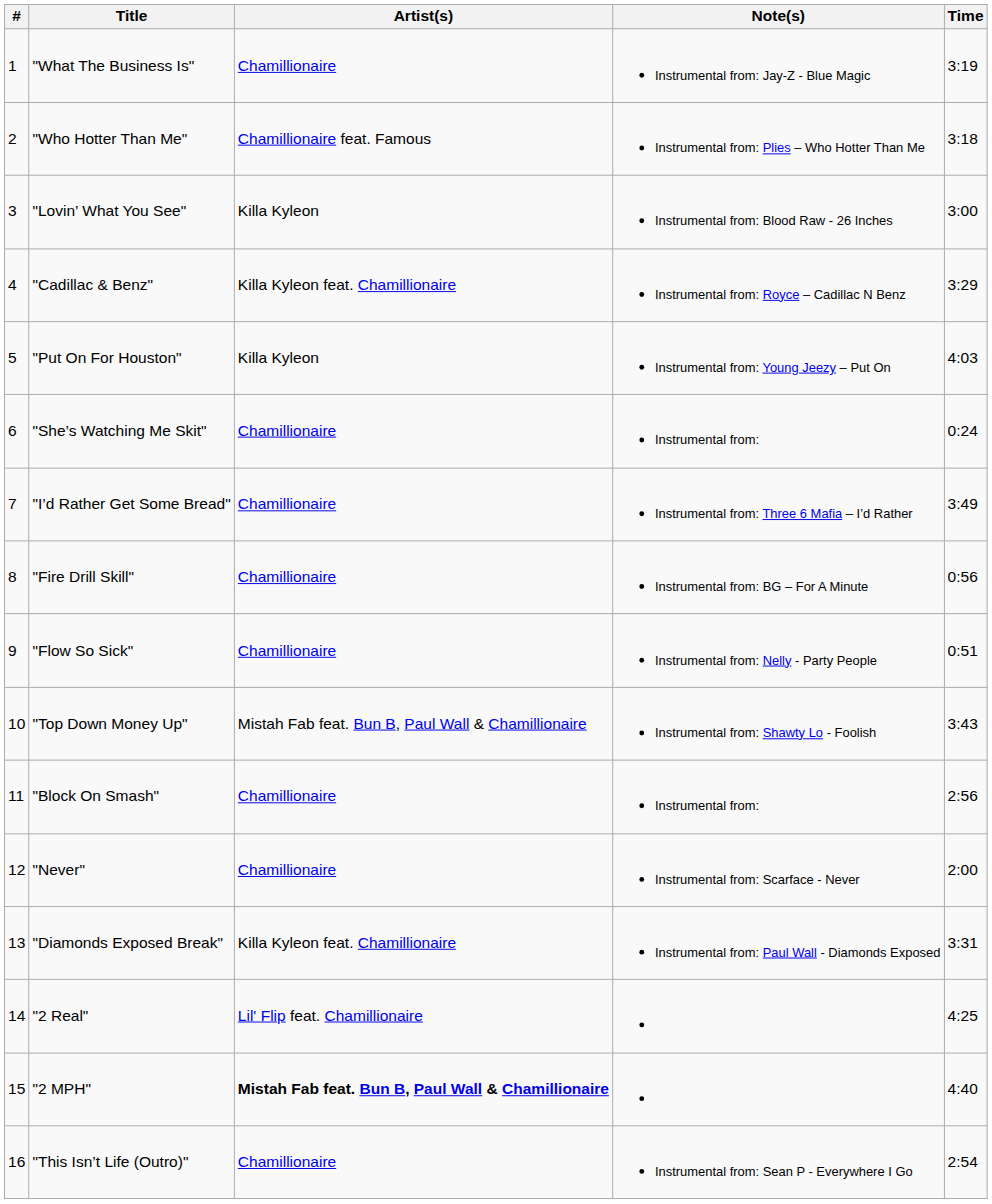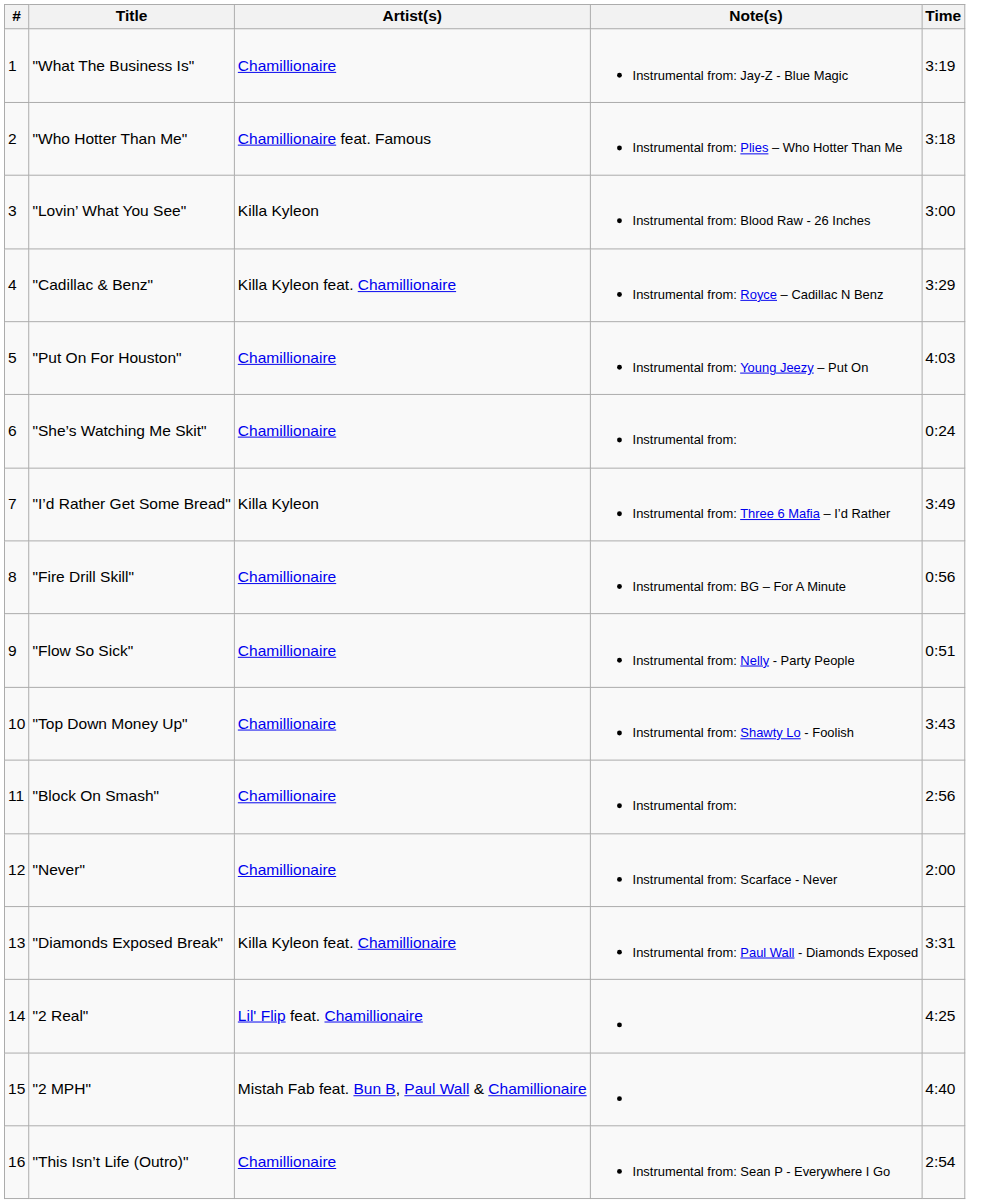(278, 358) Killa Kyleon -> (287, 358) Chamillionaire
(287, 504) Chamillionaire -> (278, 504) Killa Kyleon
(412, 723) Mistah Fab feat. Bun B, Paul Wall & Chamillionaire -> (287, 723) Chamillionaire
(423, 1089) bold -> (412, 1089) normal
